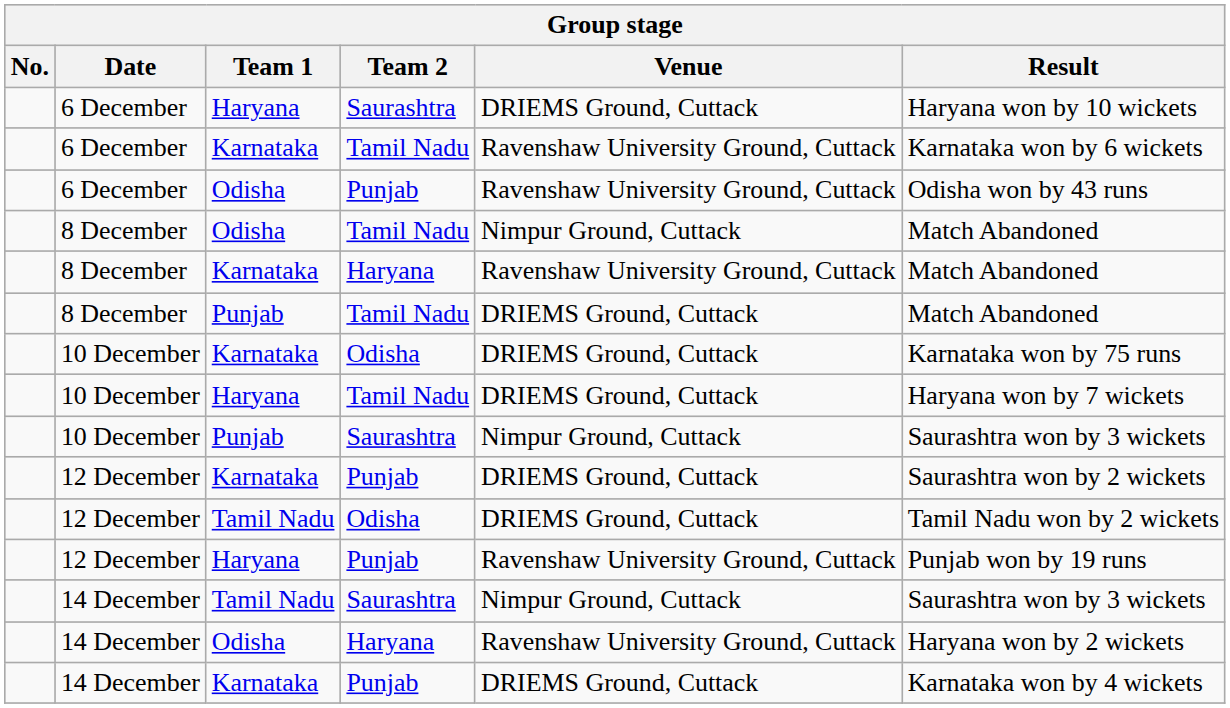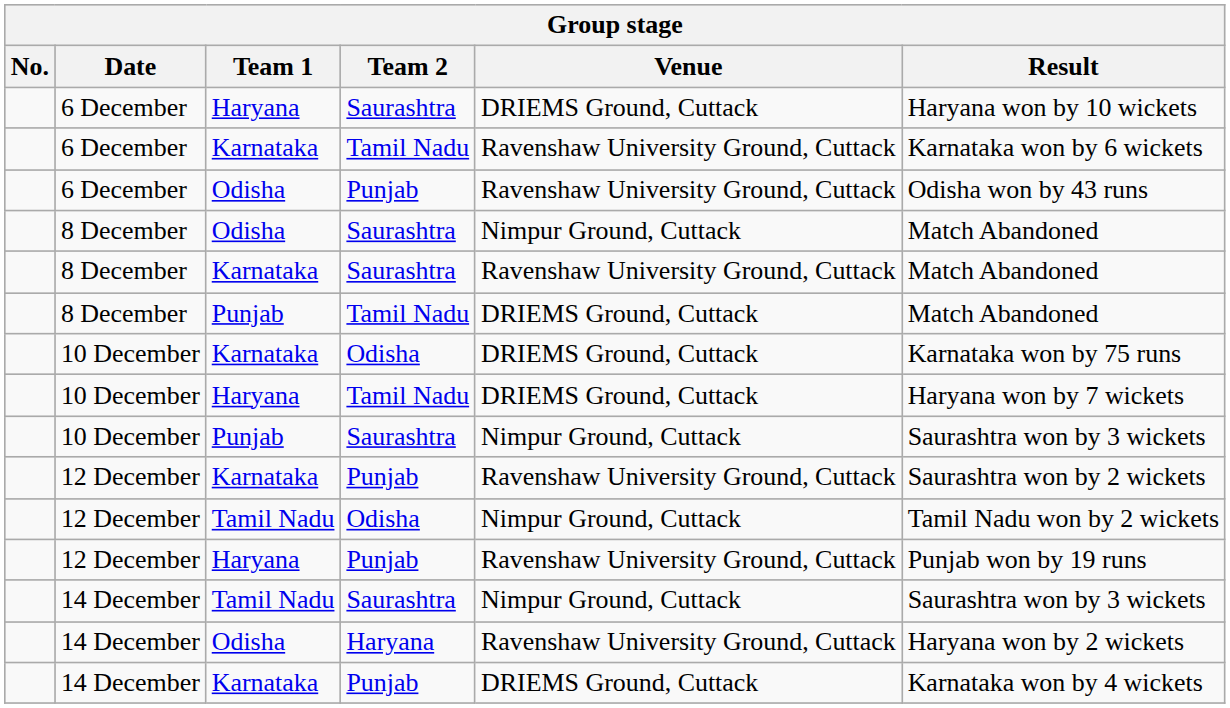(408, 230) Tamil Nadu -> (401, 230) Saurashtra
(390, 271) Haryana -> (401, 271) Saurashtra
(620, 477) DRIEMS Ground, Cuttack -> (688, 477) Ravenshaw University Ground, Cuttack
(620, 518) DRIEMS Ground, Cuttack -> (611, 518) Nimpur Ground, Cuttack
